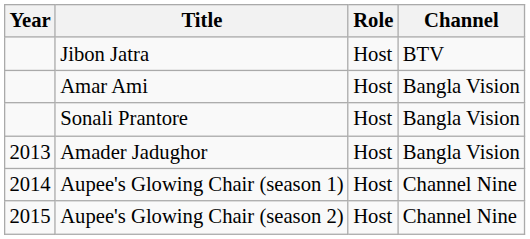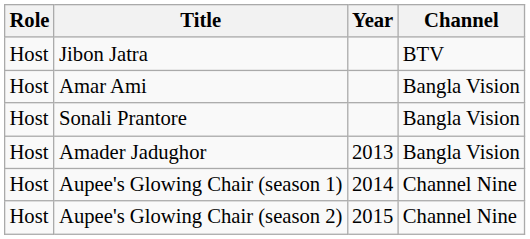columns swapped: (30, 20) <-> (373, 20)
